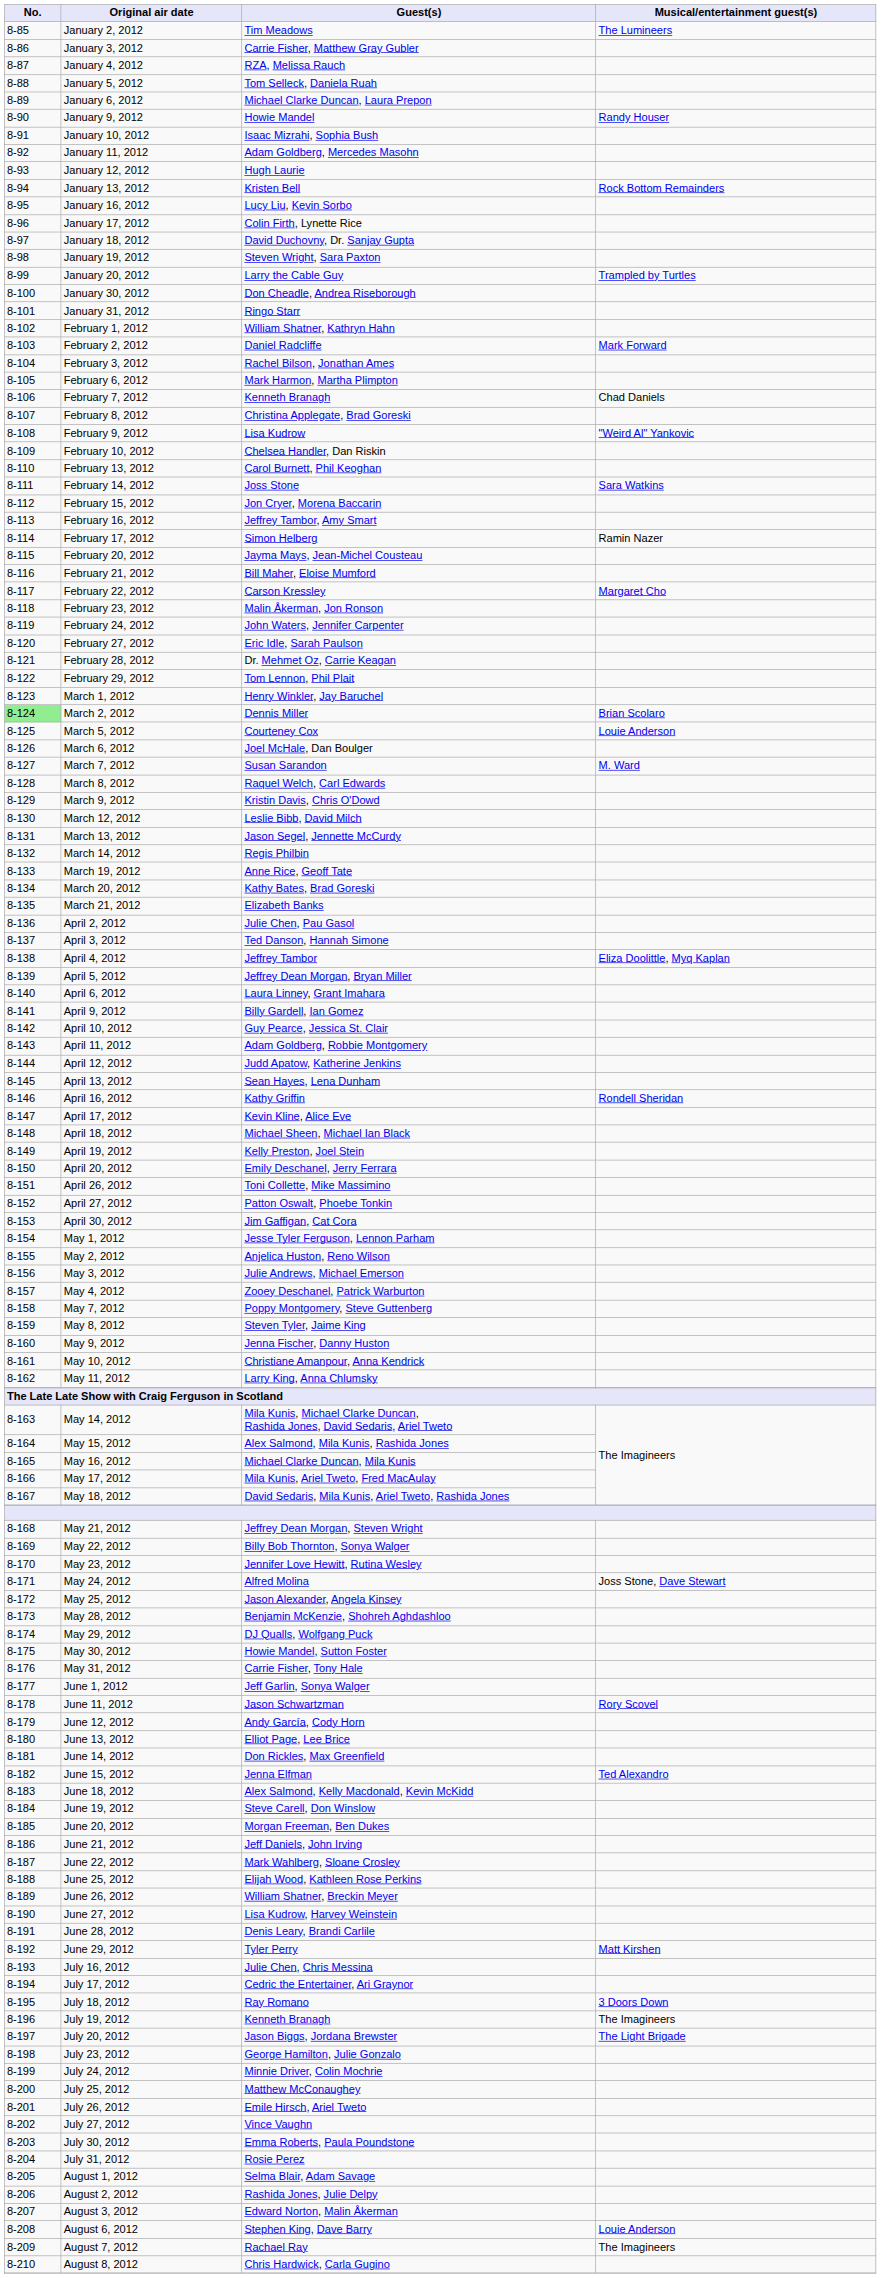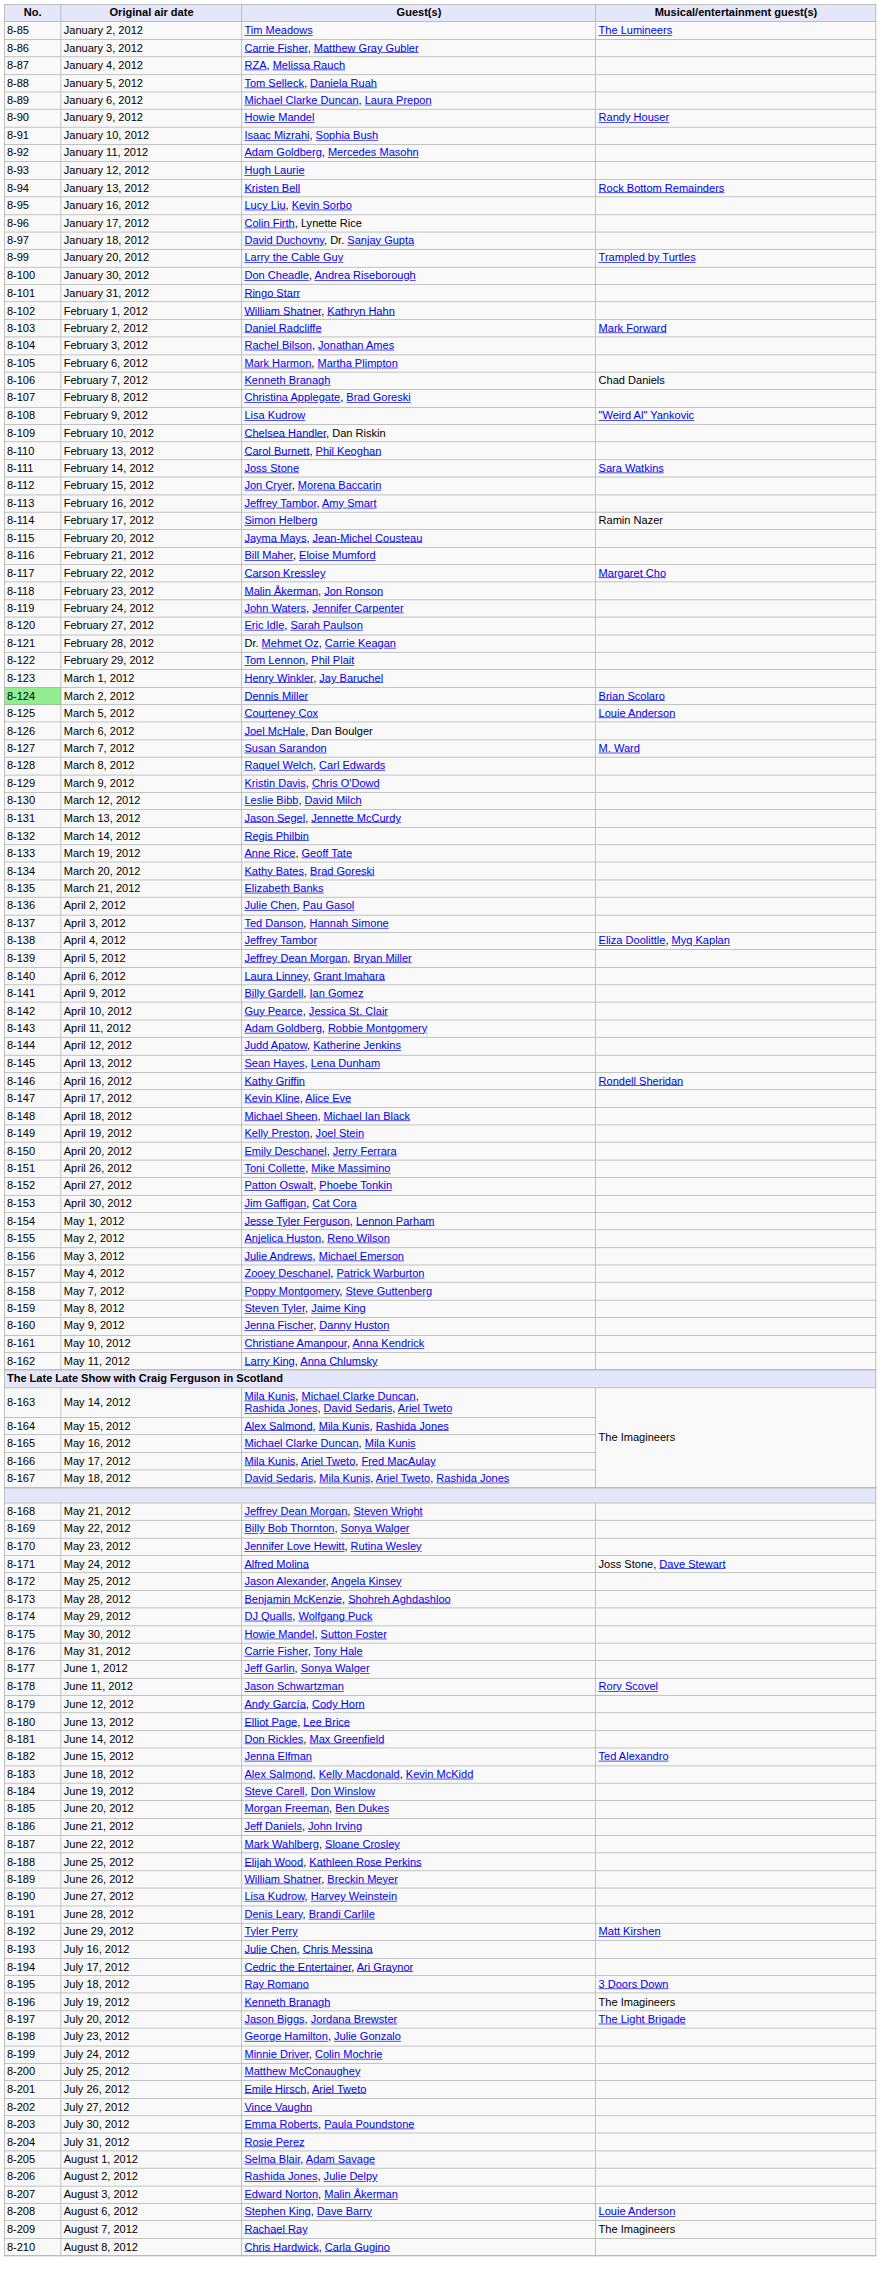- row: (106, 258)
